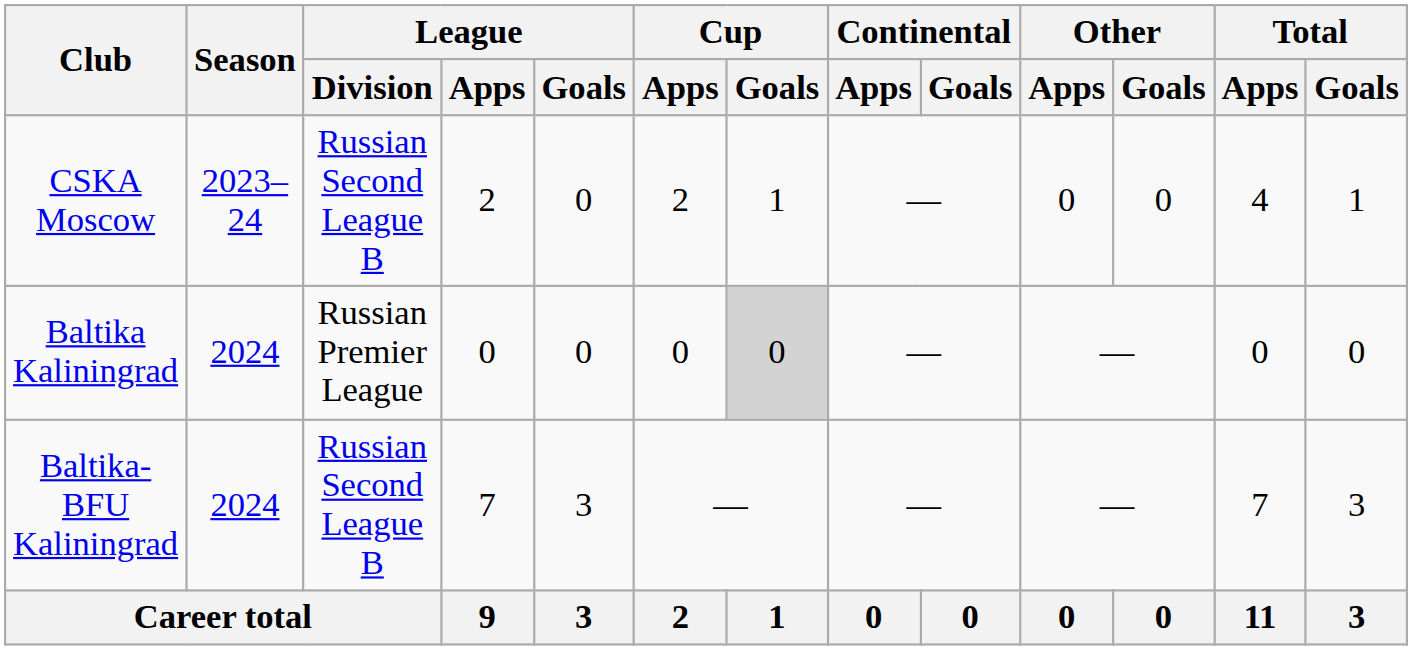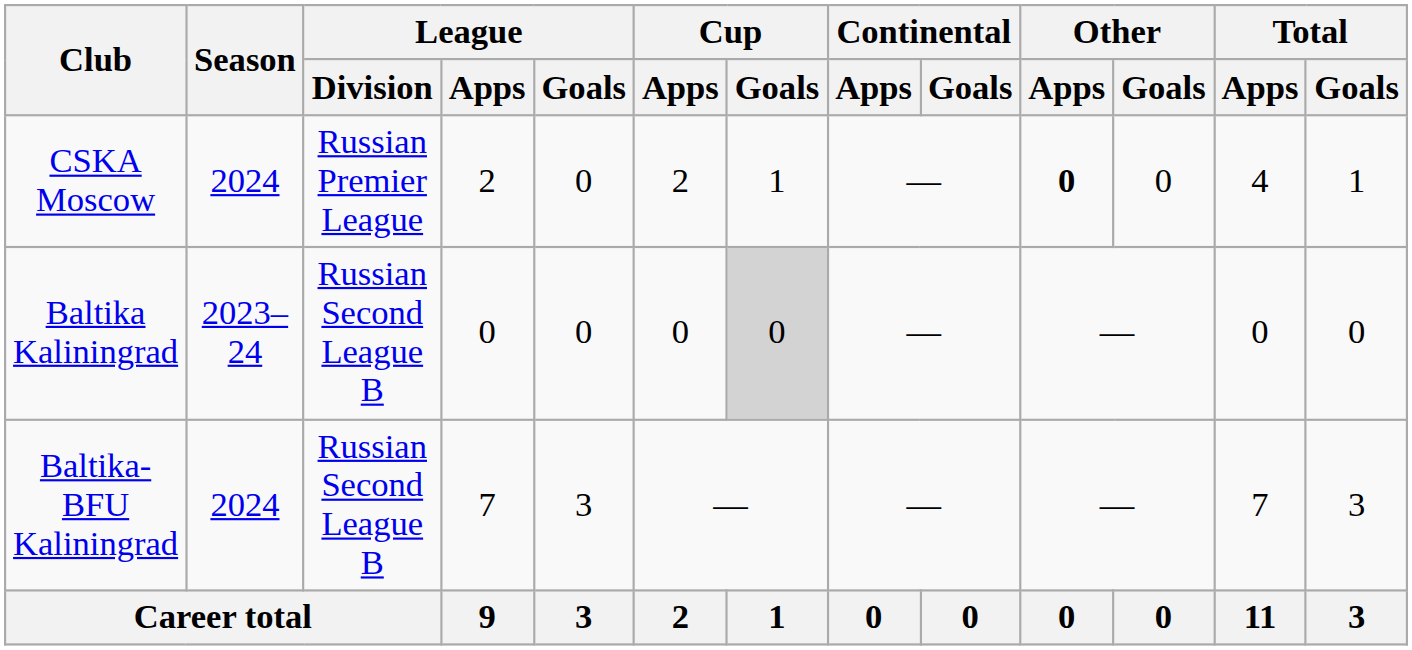(245, 199) 2023–24 -> (245, 180) 2024
(372, 199) Russian Second League B -> (372, 180) Russian Premier League
(1067, 199) normal -> (1067, 180) bold
(245, 351) 2024 -> (245, 332) 2023–24
(372, 351) Russian Premier League -> (372, 332) Russian Second League B
